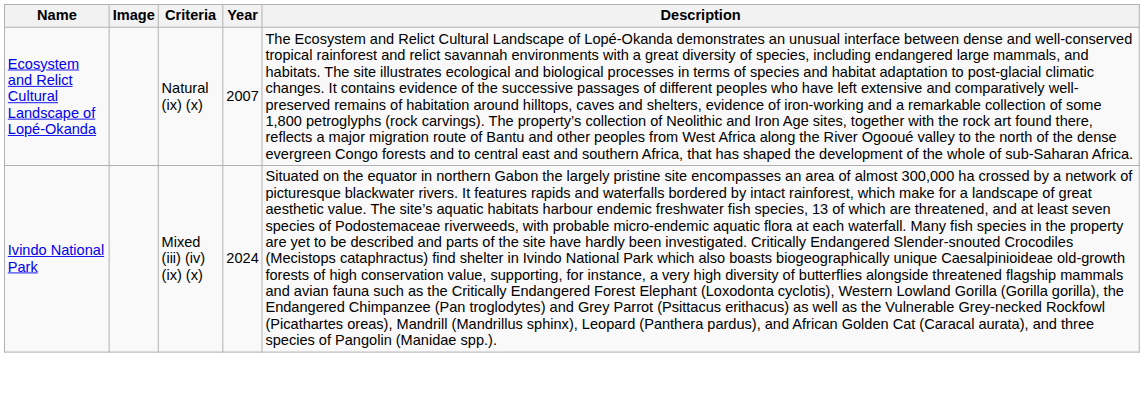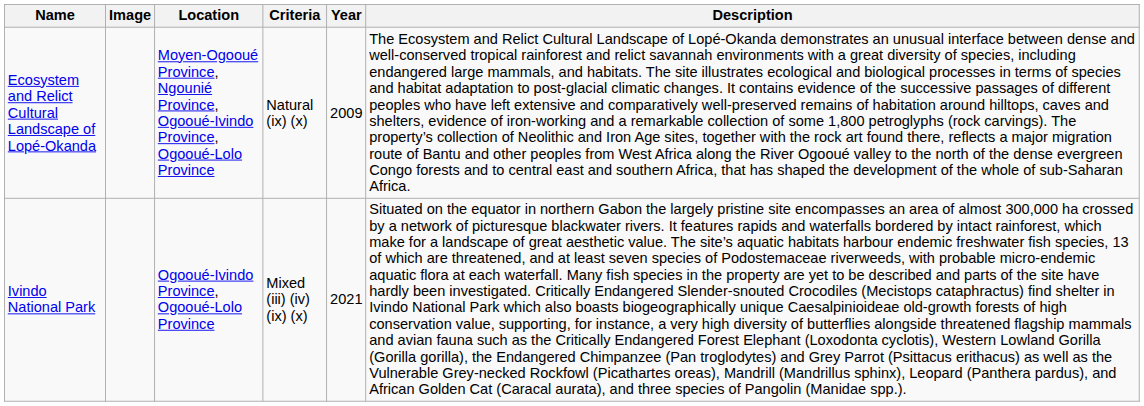+ column: (209, 16)
(243, 96) 2007 -> (346, 112) 2009
(243, 258) 2024 -> (346, 299) 2021
